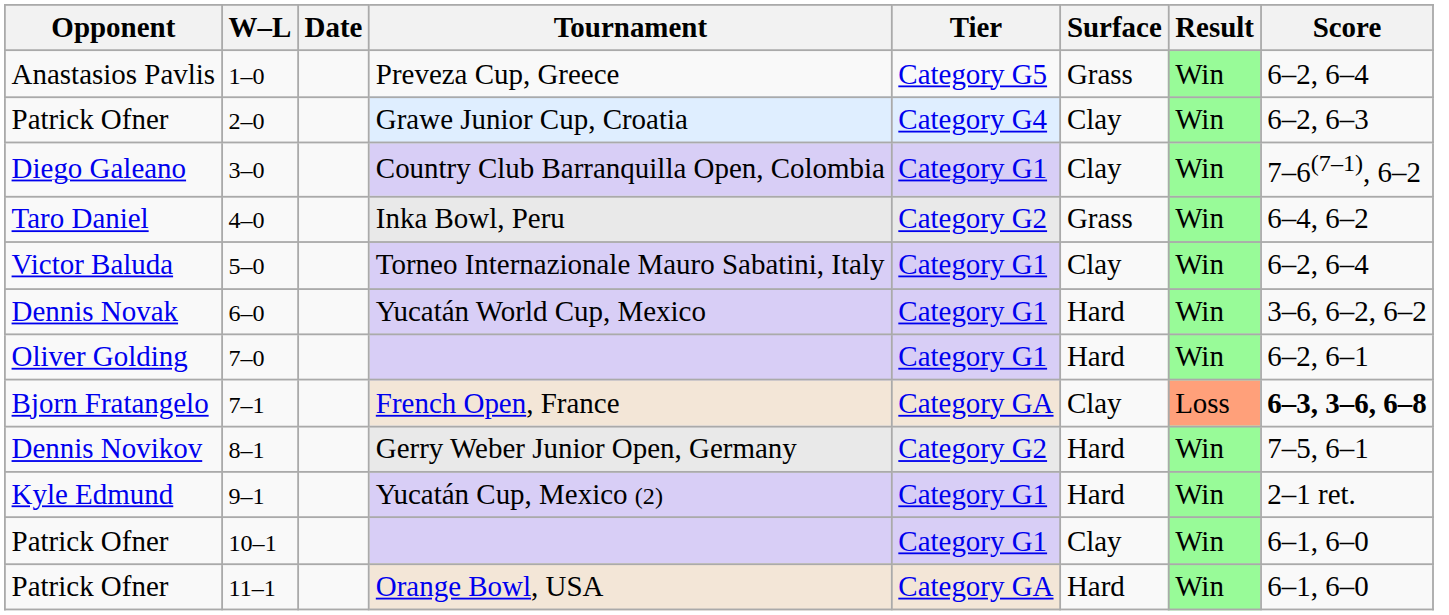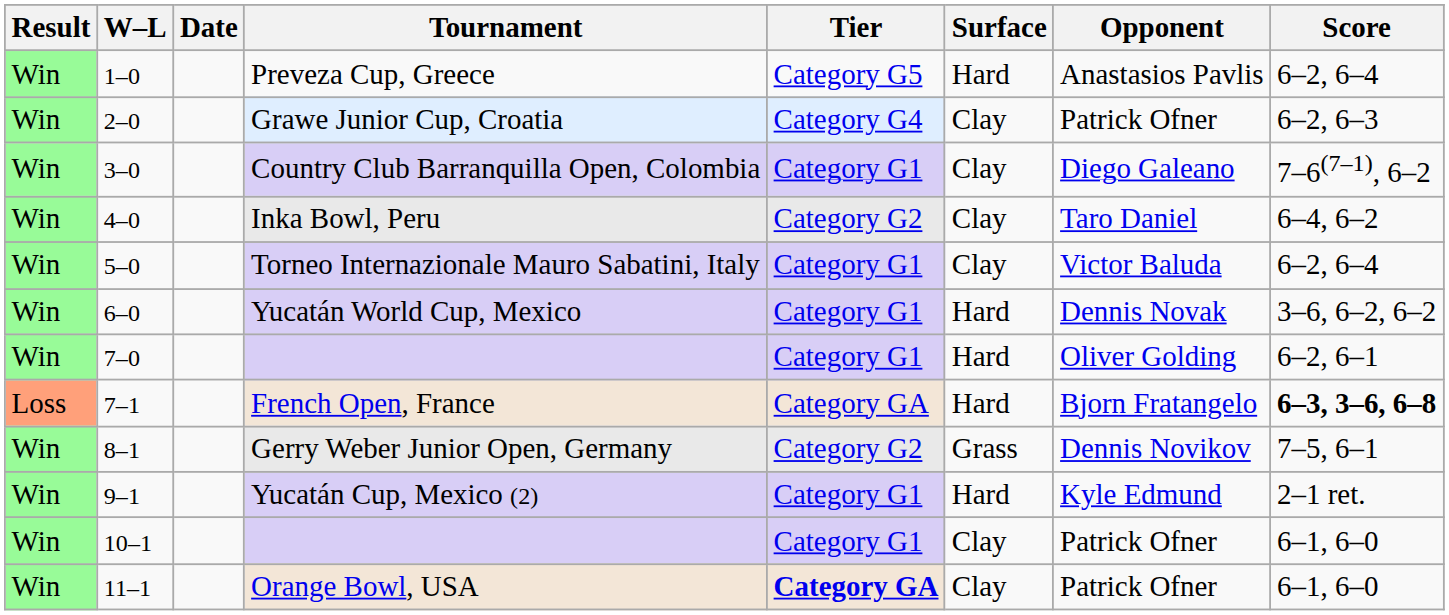columns swapped: (1215, 27) <-> (113, 27)
(1100, 73) Grass -> (981, 73) Hard
(1100, 219) Grass -> (979, 219) Clay
(1094, 402) Clay -> (981, 402) Hard
(1096, 448) Hard -> (985, 448) Grass
(976, 586) normal -> (856, 586) bold
(1096, 586) Hard -> (979, 586) Clay
